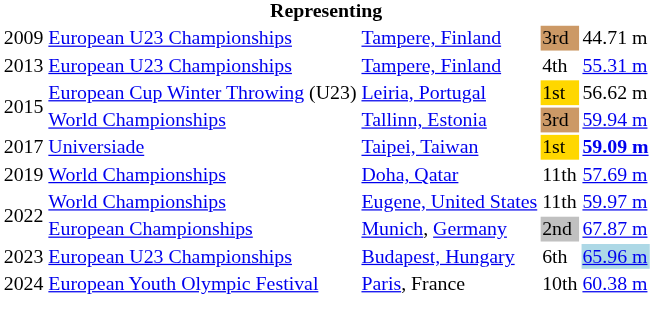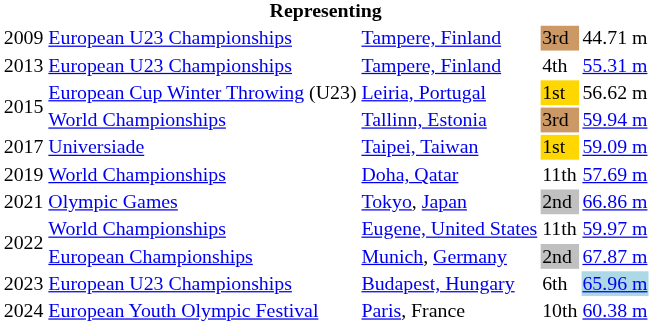(615, 147) bold -> (615, 147) normal
+ row: (24, 201)
